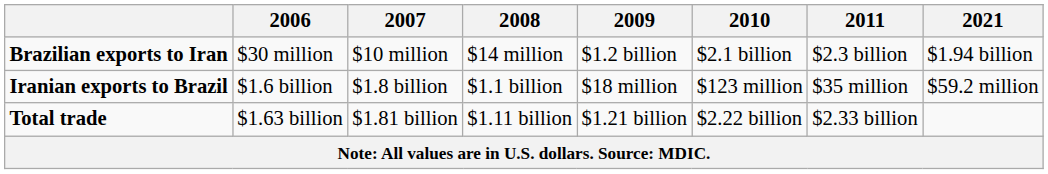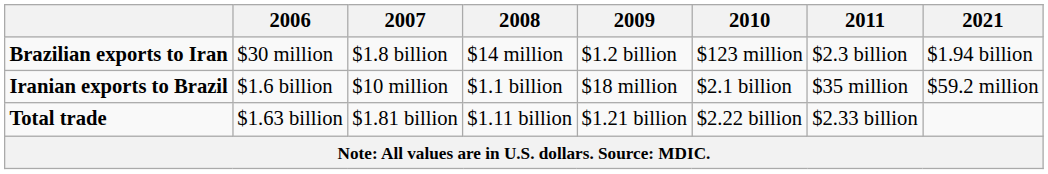(400, 53) $10 million -> (400, 53) $1.8 billion
(744, 53) $2.1 billion -> (750, 53) $123 million
(400, 86) $1.8 billion -> (400, 86) $10 million
(750, 86) $123 million -> (744, 86) $2.1 billion
